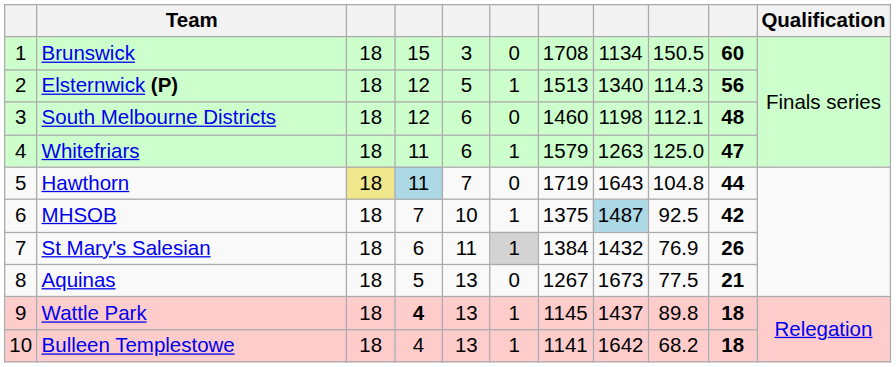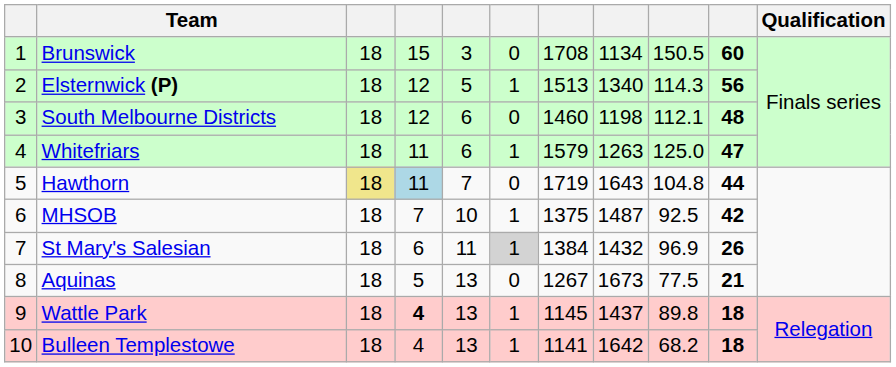(621, 215) lightblue background -> (621, 215) no background
(678, 248) 76.9 -> (678, 248) 96.9
